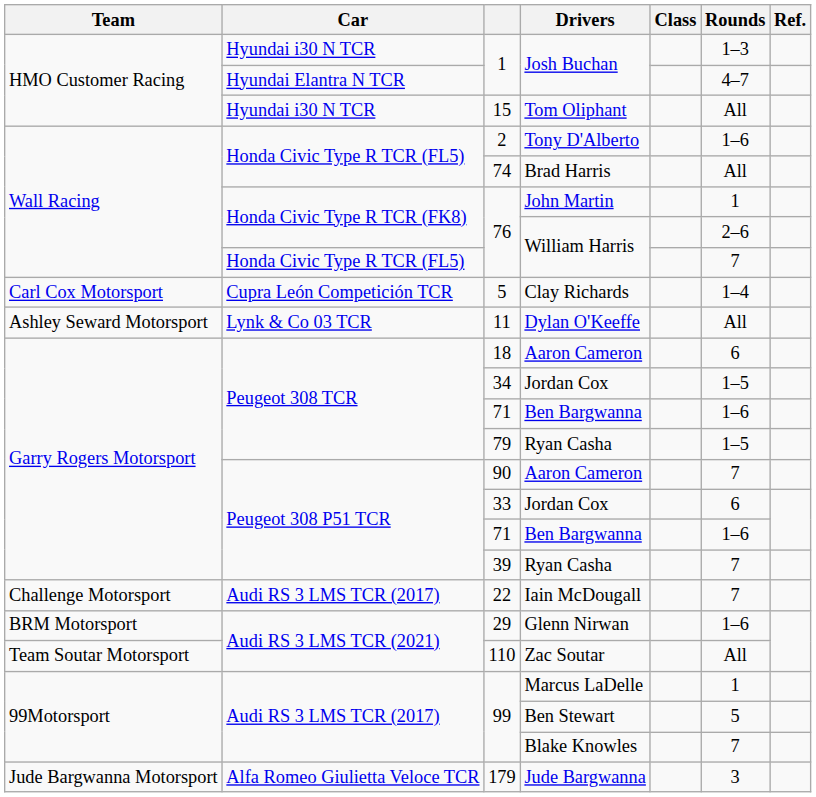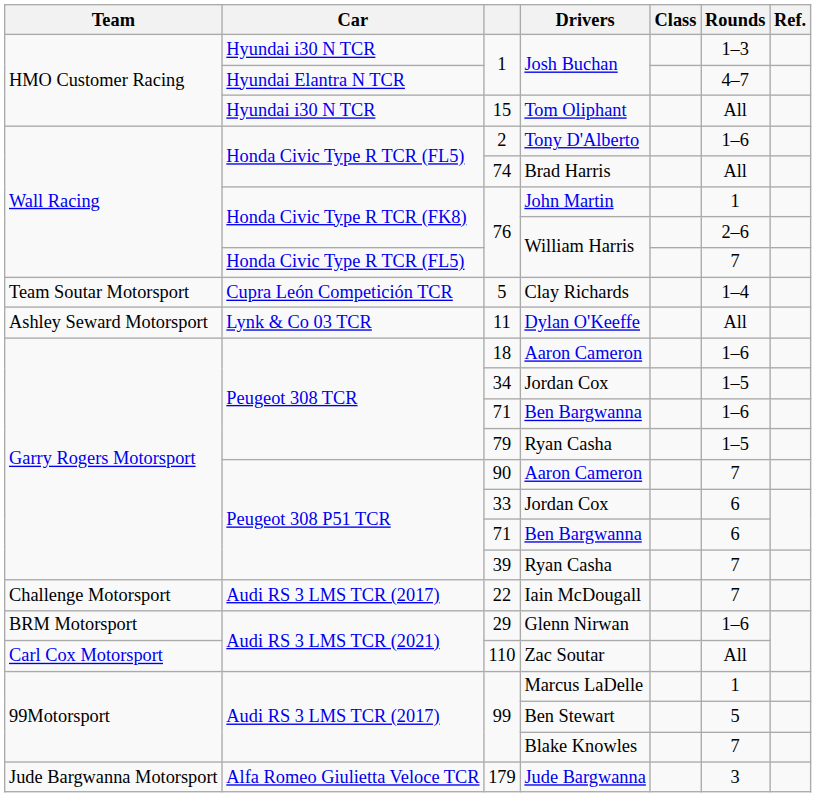(86, 291) Carl Cox Motorsport -> (99, 291) Team Soutar Motorsport
(735, 352) 6 -> (735, 352) 1–6
(735, 534) 1–6 -> (735, 534) 6
(99, 655) Team Soutar Motorsport -> (86, 655) Carl Cox Motorsport
